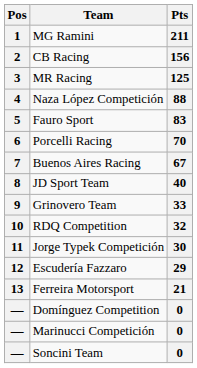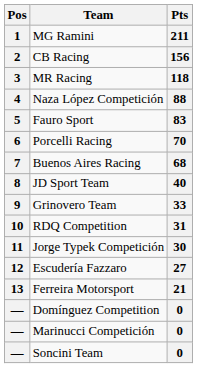(180, 77) 125 -> (180, 77) 118
(180, 162) 67 -> (180, 162) 68
(180, 225) 32 -> (180, 225) 31
(180, 267) 29 -> (180, 267) 27
